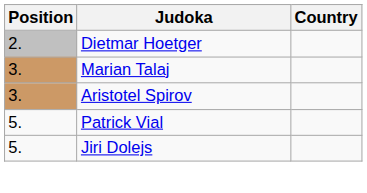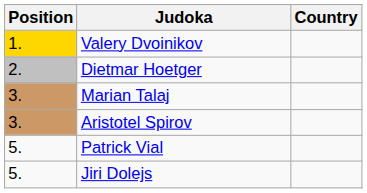+ row: (142, 43)
